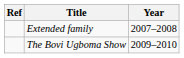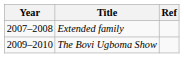columns swapped: (154, 12) <-> (14, 12)
